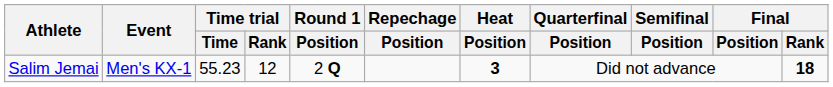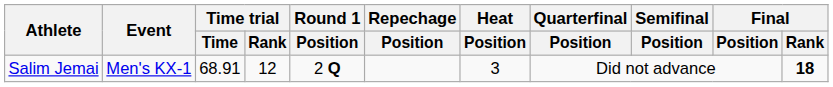(220, 69) 55.23 -> (220, 69) 68.91
(495, 69) bold -> (495, 69) normal
